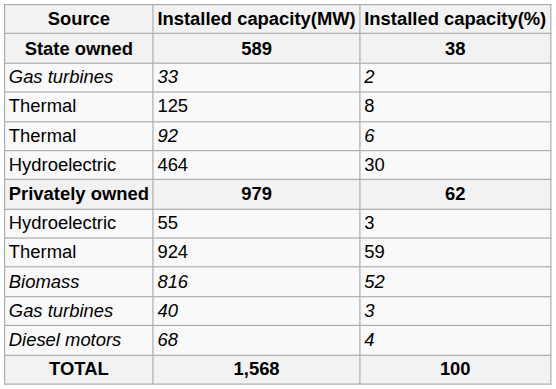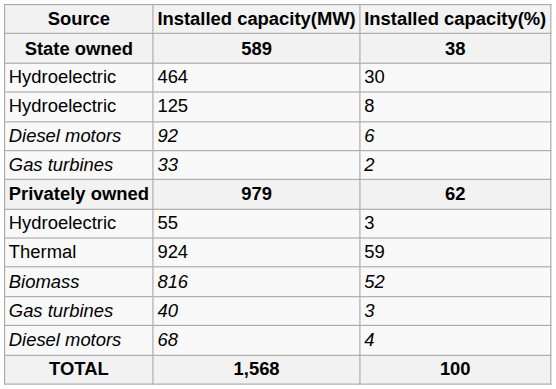rows swapped: (173, 164) <-> (168, 77)
(43, 106) Thermal -> (62, 106) Hydroelectric
(43, 135) Thermal -> (65, 135) Diesel motors
